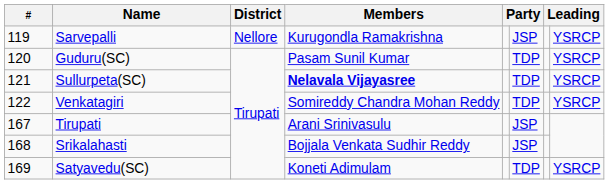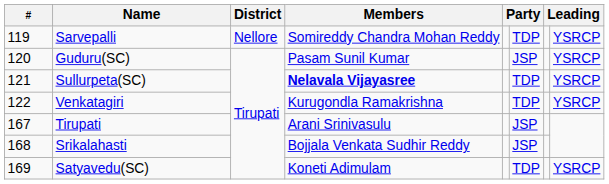(365, 37) Kurugondla Ramakrishna -> (394, 37) Somireddy Chandra Mohan Reddy
(525, 37) JSP -> (526, 37) TDP
(526, 59) TDP -> (525, 59) JSP
(394, 102) Somireddy Chandra Mohan Reddy -> (365, 102) Kurugondla Ramakrishna
